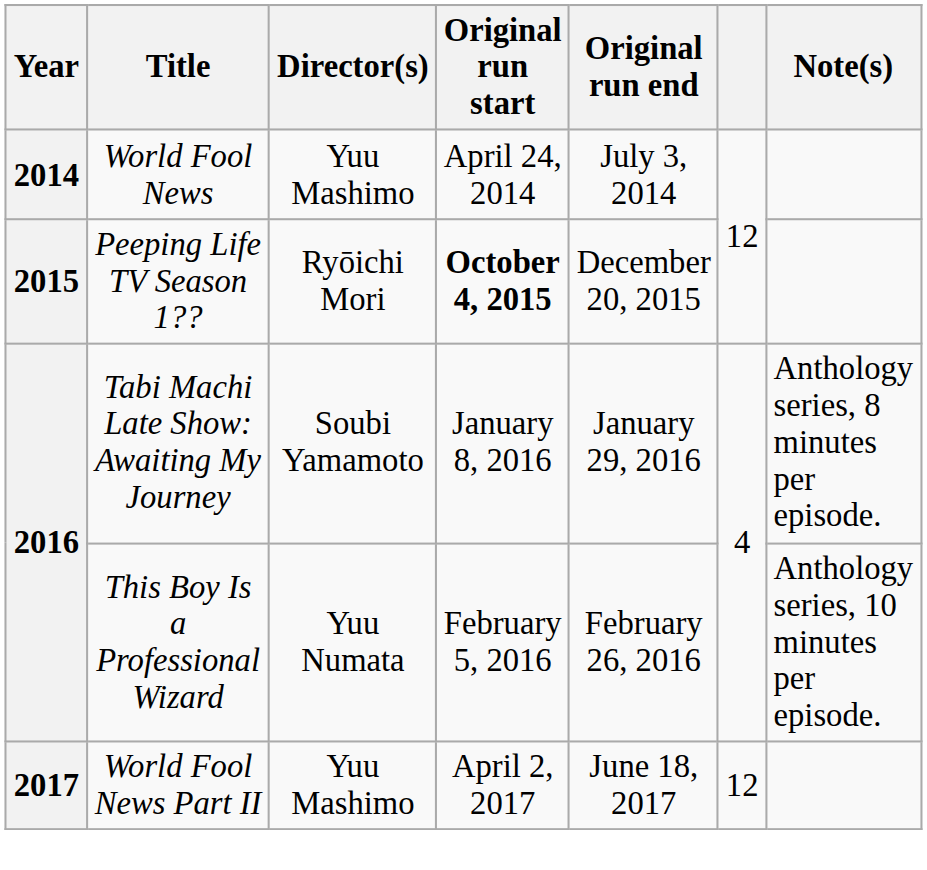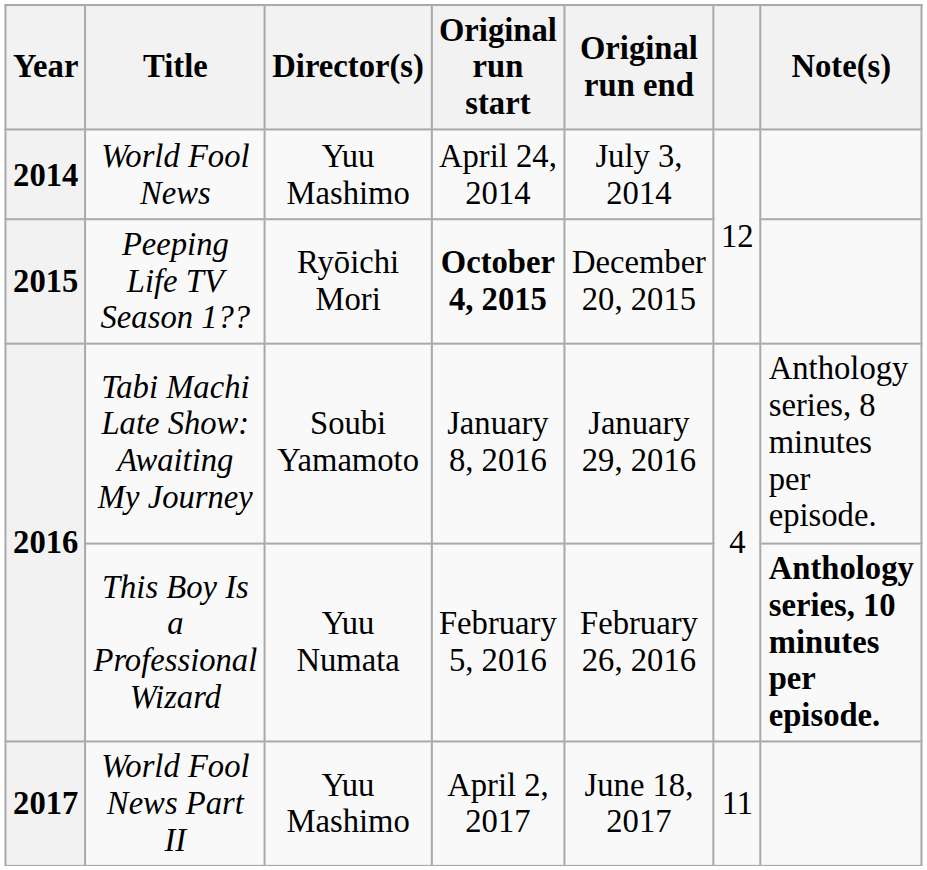(843, 641) normal -> (841, 641) bold
(742, 784) 12 -> (737, 803) 11
